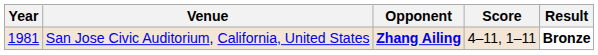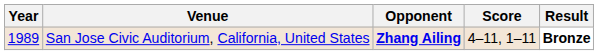(23, 38) 1981 -> (23, 38) 1989
